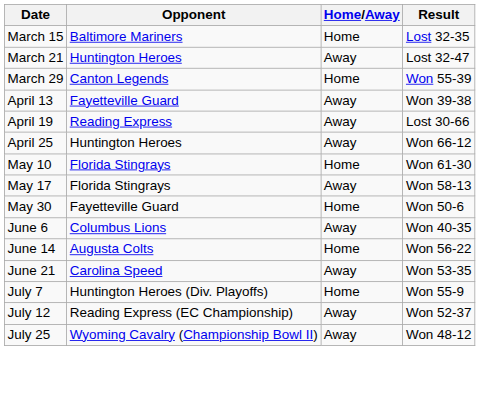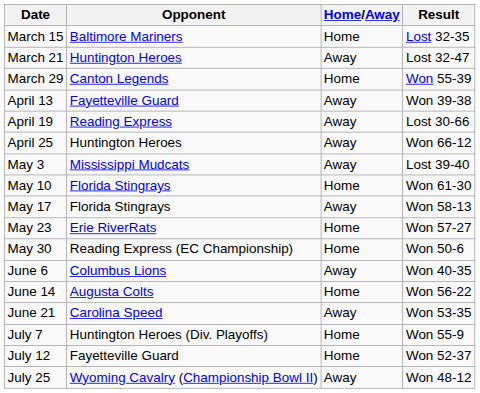+ row: (26, 164)
+ row: (30, 228)
(124, 206) Fayetteville Guard -> (181, 249) Reading Express (EC Championship)
(181, 313) Reading Express (EC Championship) -> (124, 356) Fayetteville Guard
(340, 313) Away -> (342, 356) Home
